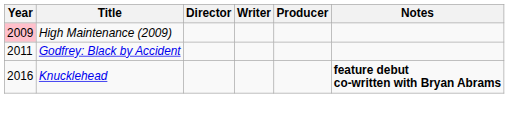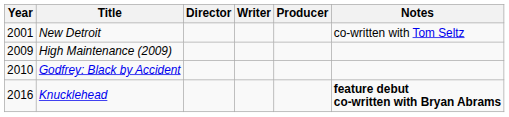+ row: (70, 32)
(20, 32) pink background -> (20, 51) no background
(20, 51) 2011 -> (20, 70) 2010
